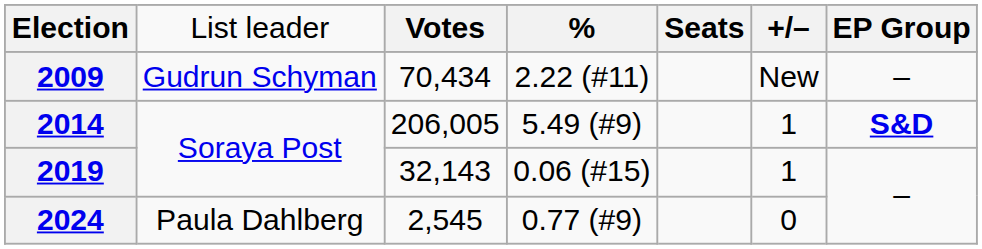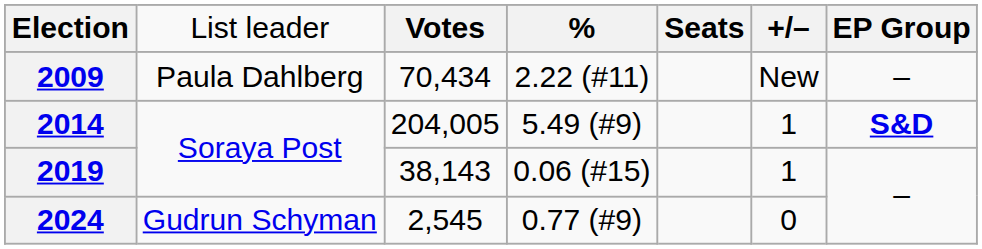(260, 76) Gudrun Schyman -> (260, 76) Paula Dahlberg
(445, 123) 206,005 -> (445, 123) 204,005
(445, 171) 32,143 -> (445, 171) 38,143
(260, 219) Paula Dahlberg -> (260, 219) Gudrun Schyman
